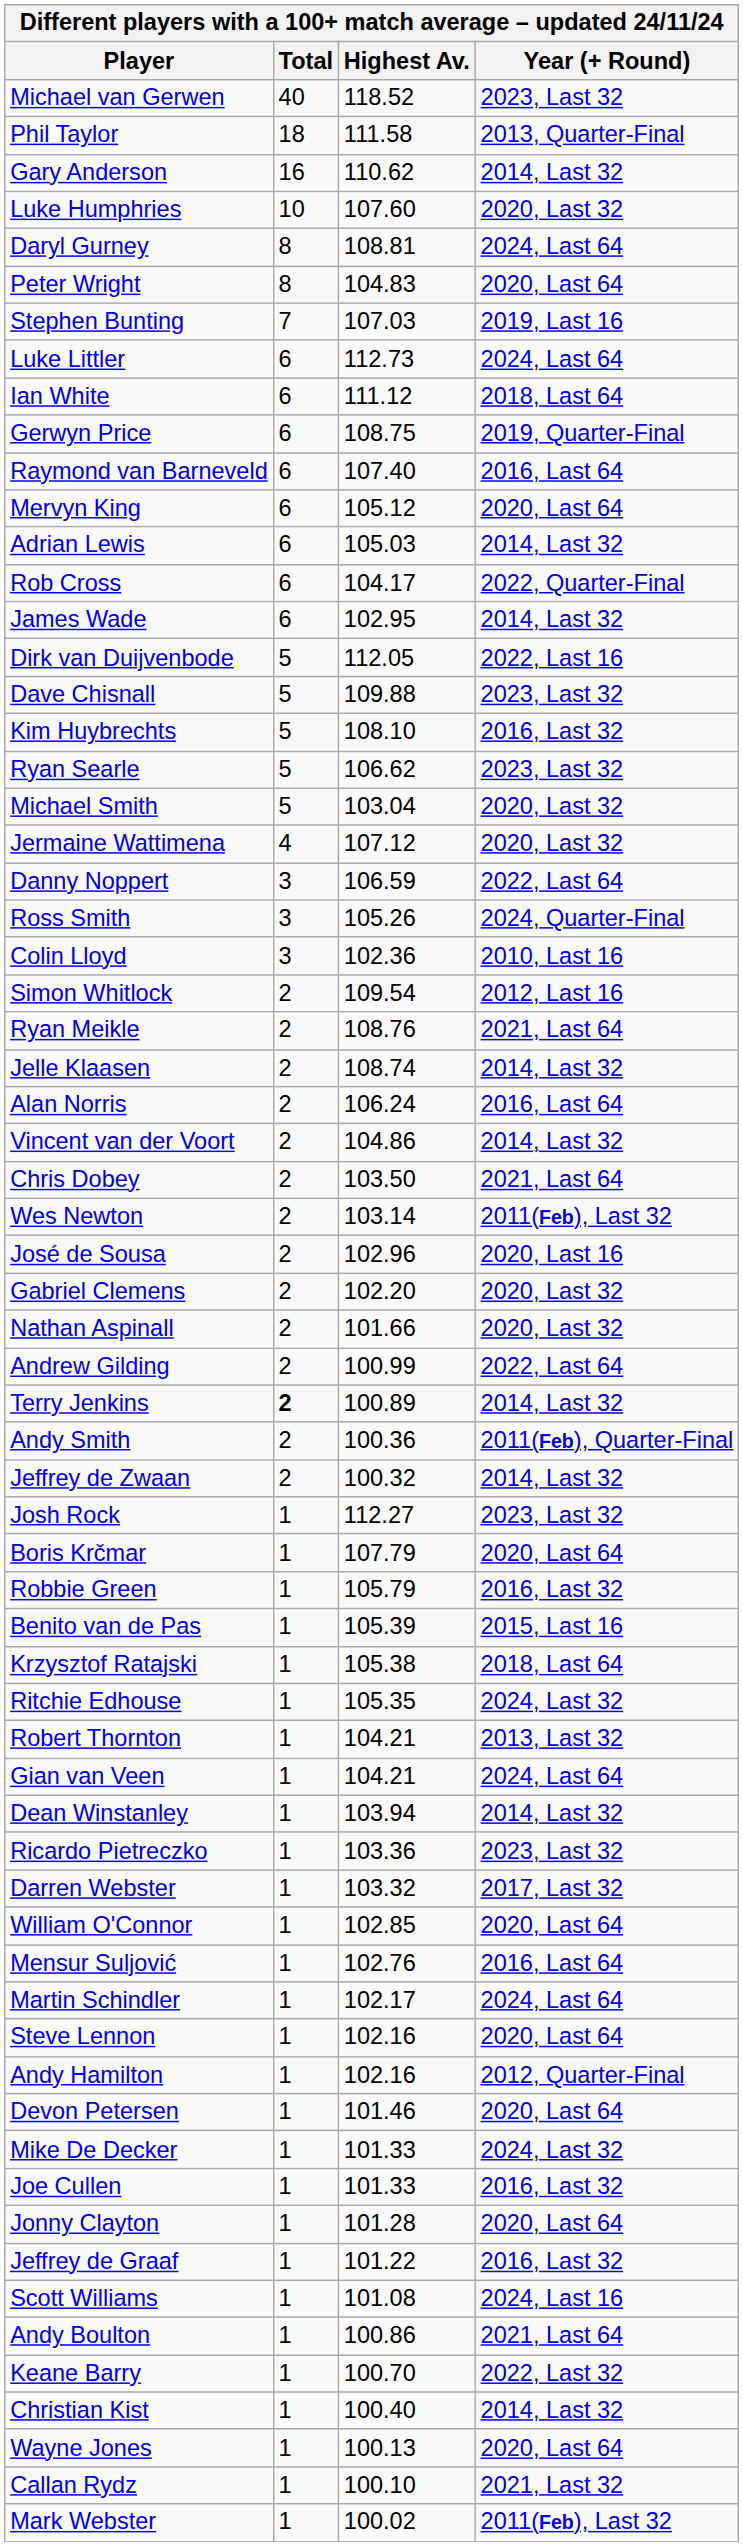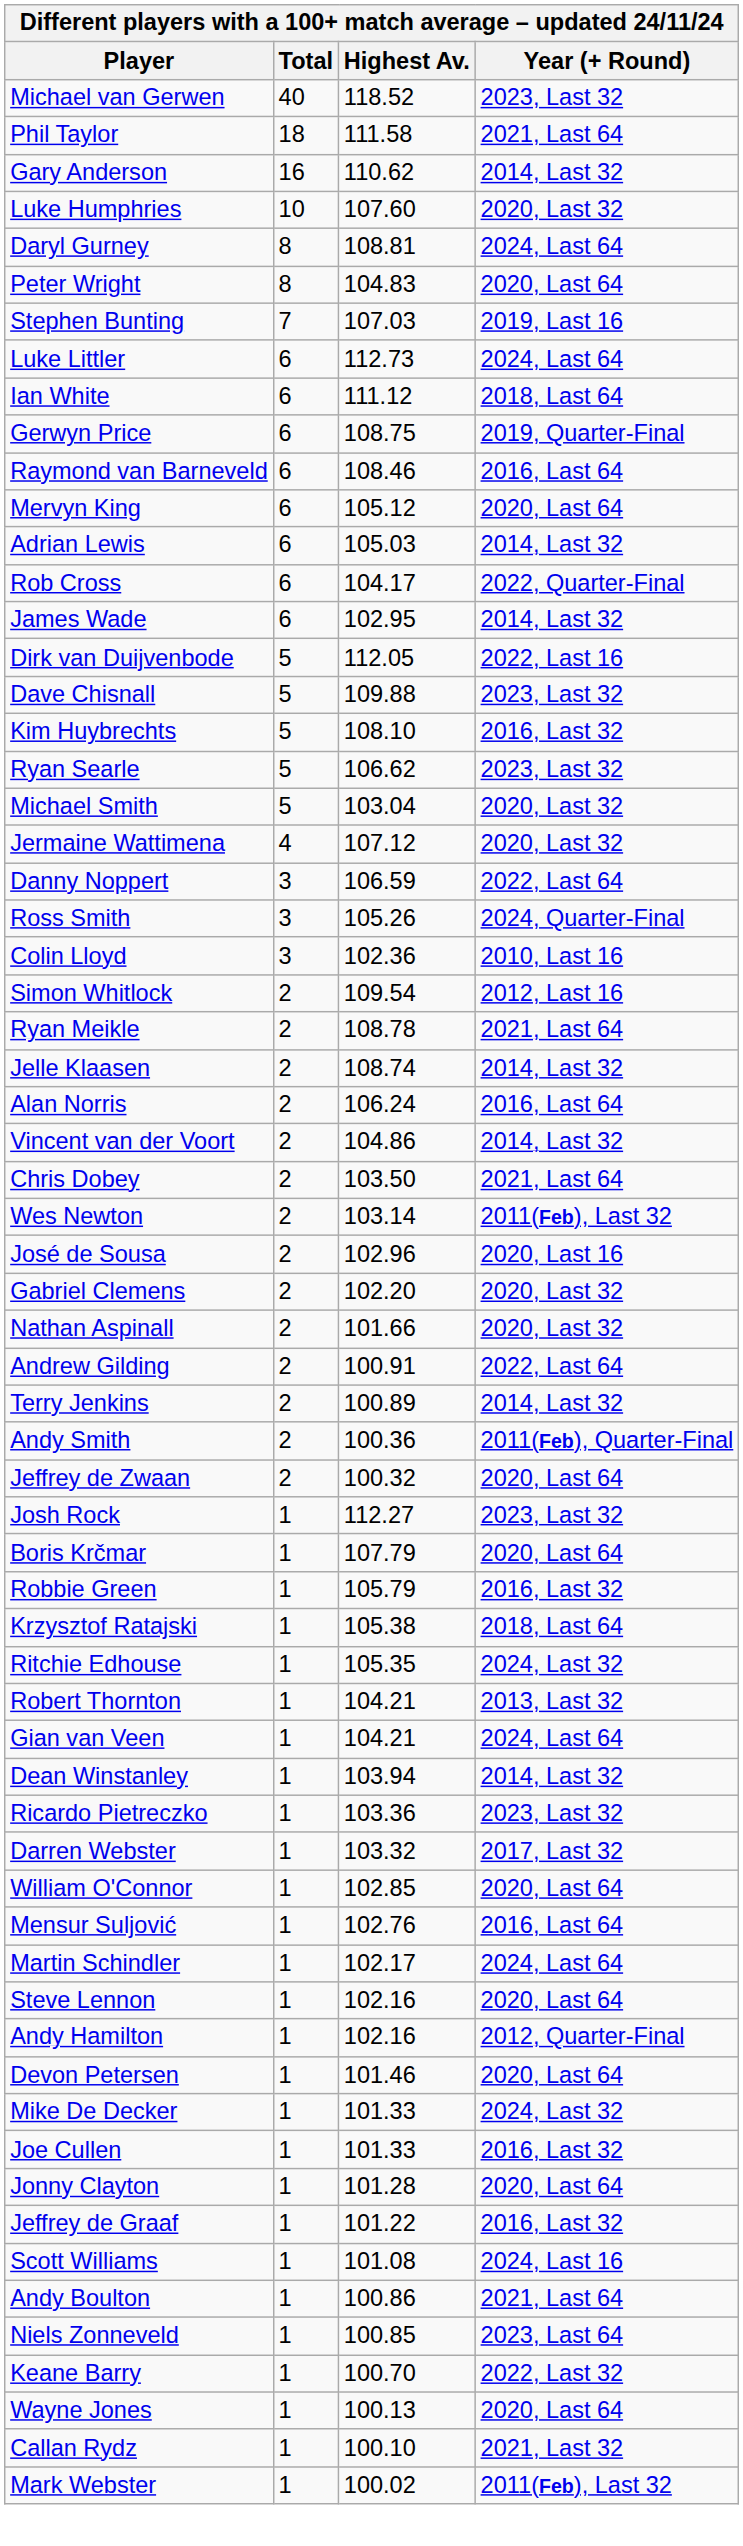(583, 135) 2013, Quarter-Final -> (552, 135) 2021, Last 64
(380, 470) 107.40 -> (380, 470) 108.46
(380, 1030) 108.76 -> (380, 1030) 108.78
(380, 1365) 100.99 -> (380, 1365) 100.91
(285, 1403) bold -> (285, 1403) normal
(552, 1477) 2014, Last 32 -> (552, 1477) 2020, Last 64
- row: (106, 1627)
+ row: (94, 2335)
- row: (79, 2410)
